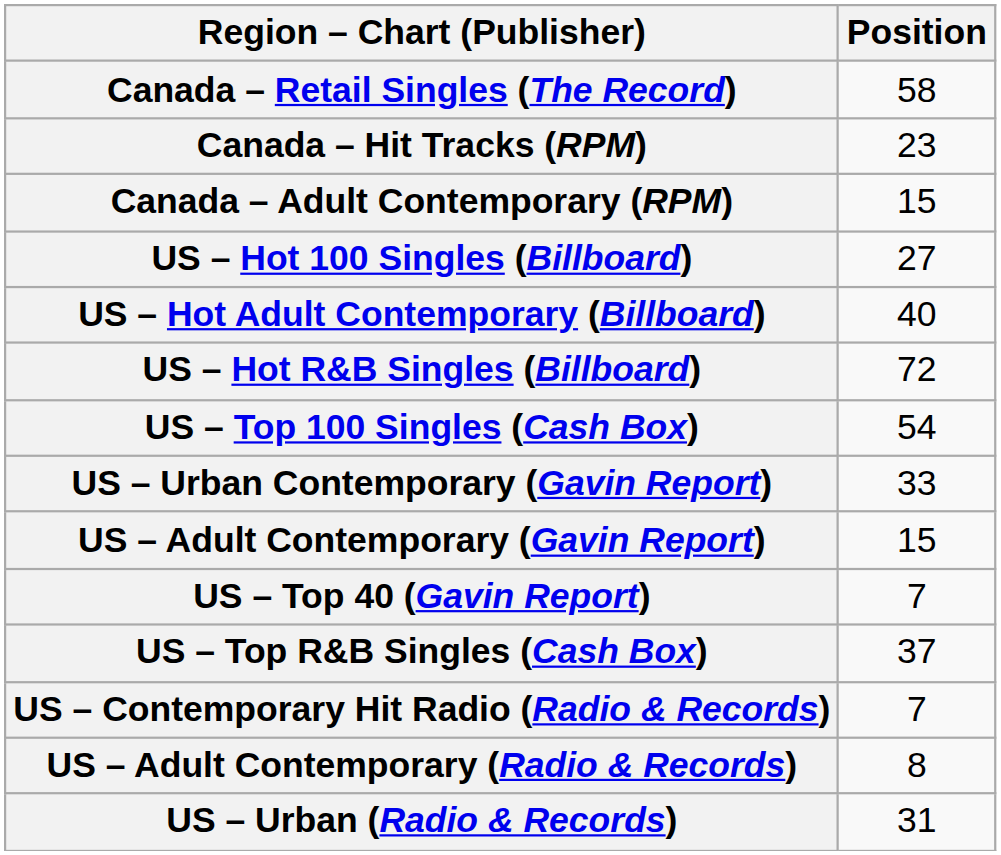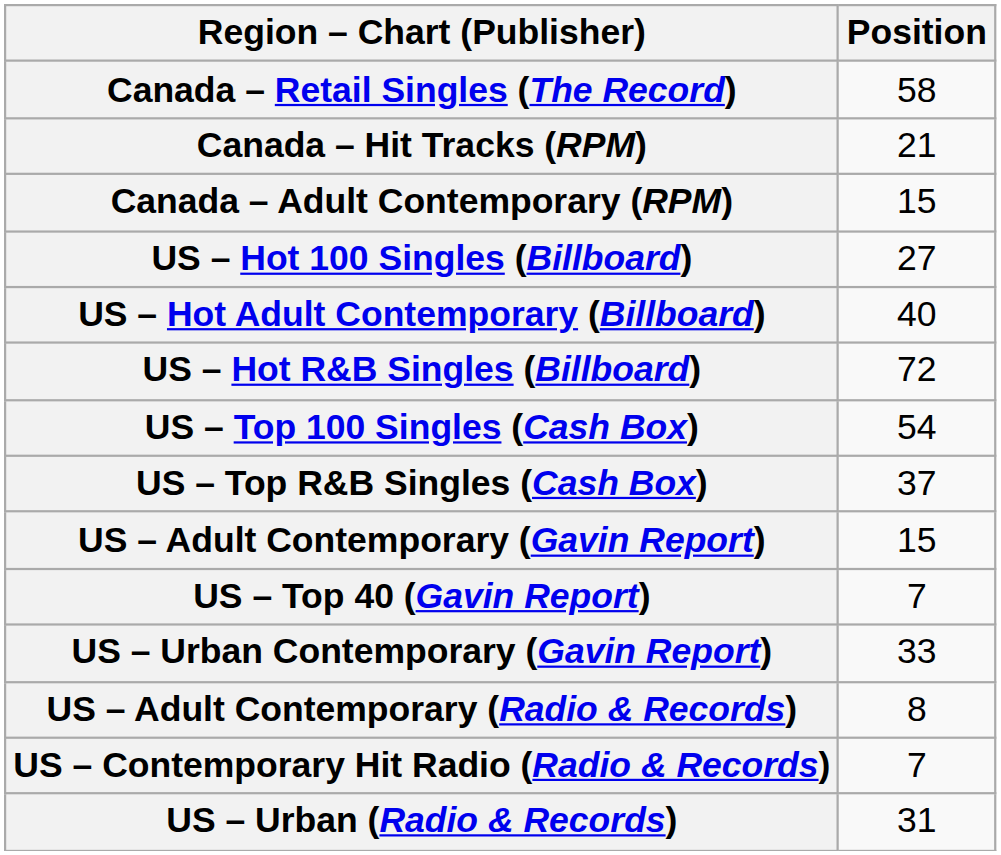(917, 145) 23 -> (917, 145) 21
rows swapped: (422, 652) <-> (422, 483)
rows swapped: (422, 764) <-> (422, 708)
